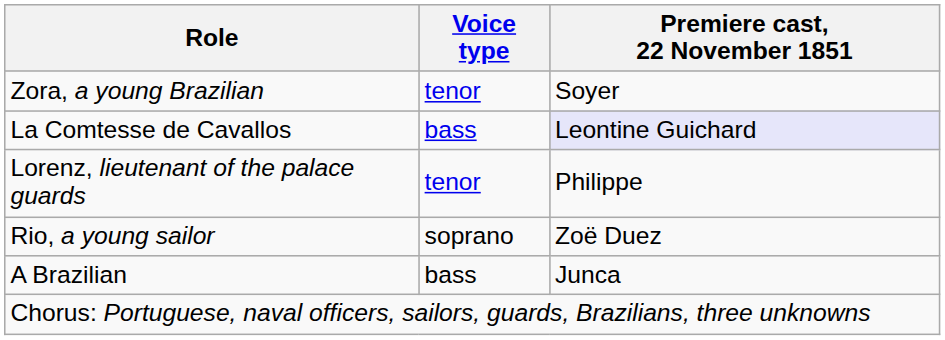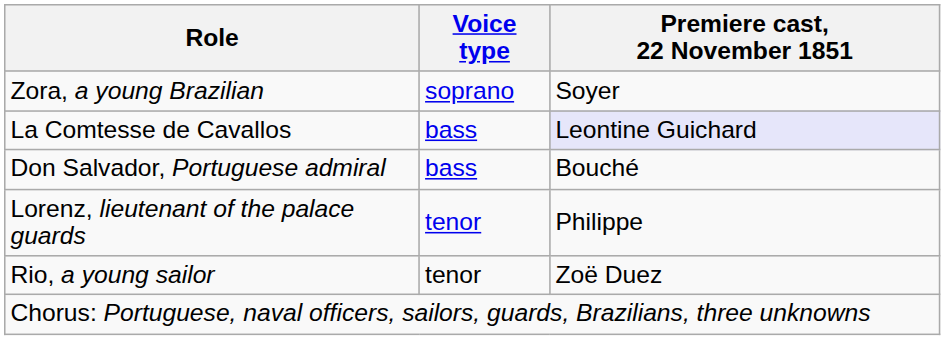(453, 90) tenor -> (470, 90) soprano
+ row: (198, 168)
(469, 235) soprano -> (453, 274) tenor
- row: (69, 274)
